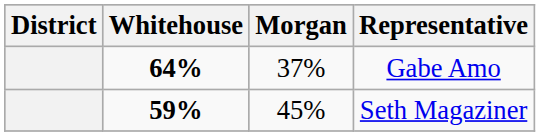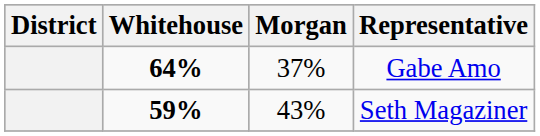(301, 109) 45% -> (301, 109) 43%
